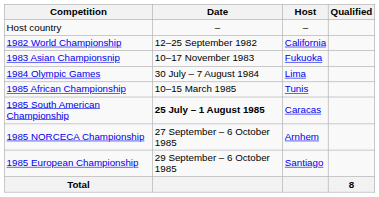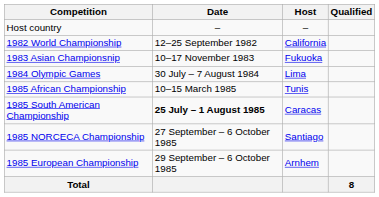(302, 137) Arnhem -> (304, 137) Santiago
(304, 163) Santiago -> (302, 163) Arnhem
